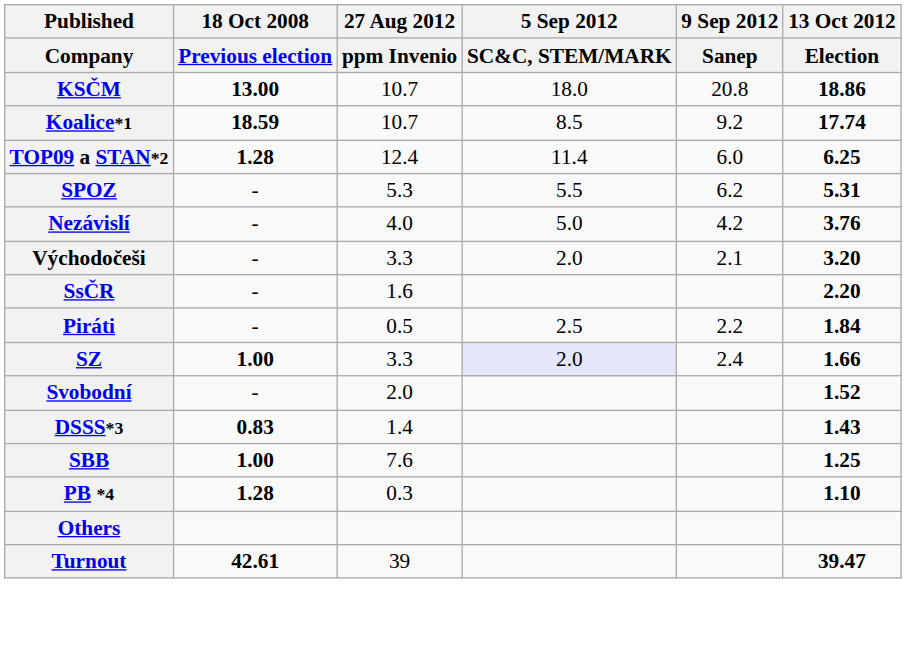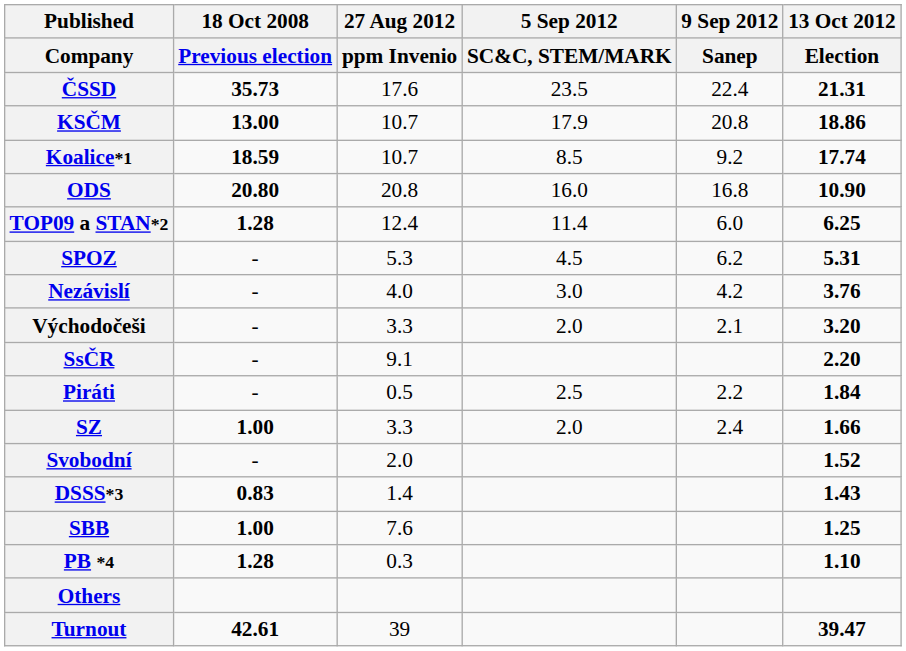+ row: (89, 88)
(569, 88) 18.0 -> (569, 122) 17.9
+ row: (89, 190)
(569, 190) 5.5 -> (569, 257) 4.5
(569, 223) 5.0 -> (569, 291) 3.0
(400, 291) 1.6 -> (400, 358) 9.1
(569, 358) lavender background -> (569, 426) no background
